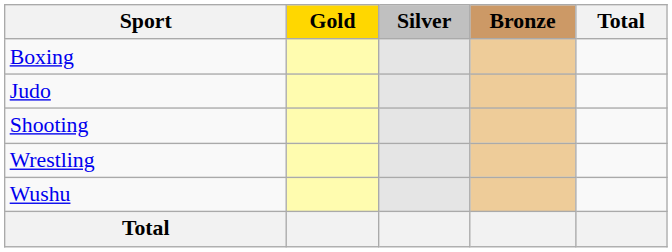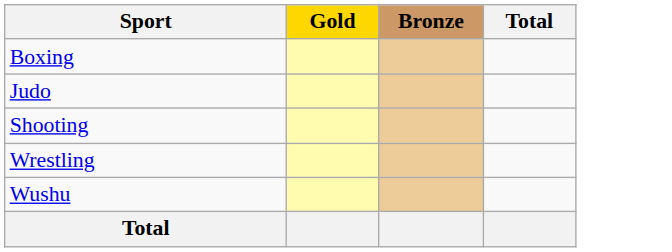- column: (424, 21)
